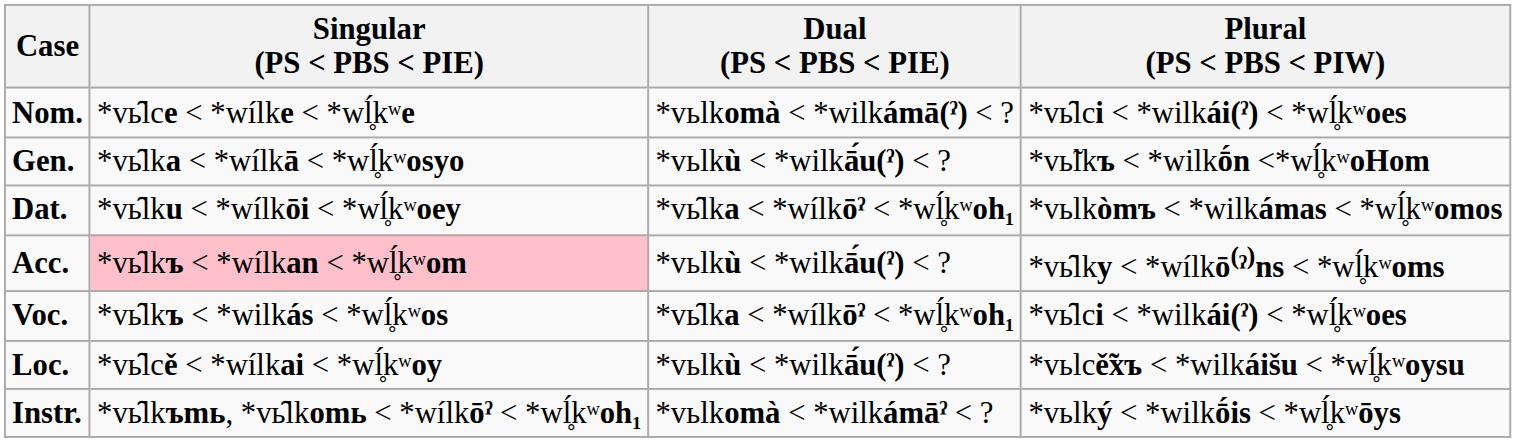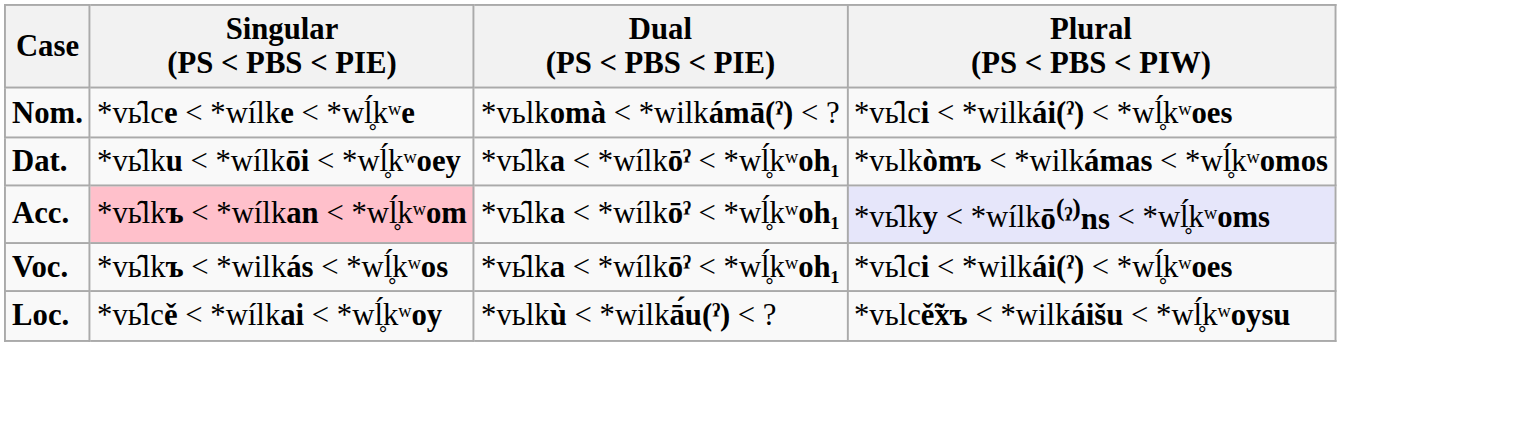- row: (43, 160)
(803, 262) *vьlkù < *wilkā́u(ˀ) < ? -> (660, 213) *vь̑lka < *wílkōˀ < *wĺ̥kʷoh₁
(1236, 262) no background -> (1062, 213) lavender background
- row: (47, 412)
